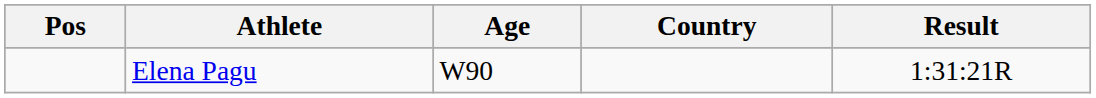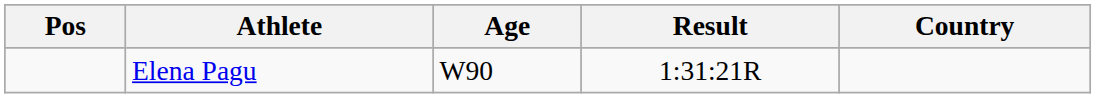columns swapped: (707, 26) <-> (961, 26)
